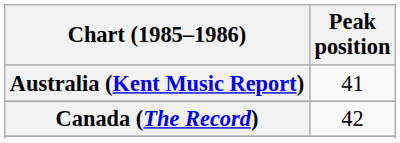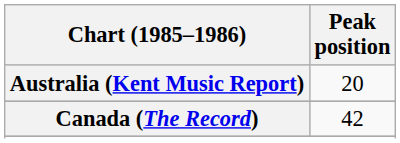(352, 82) 41 -> (352, 82) 20
